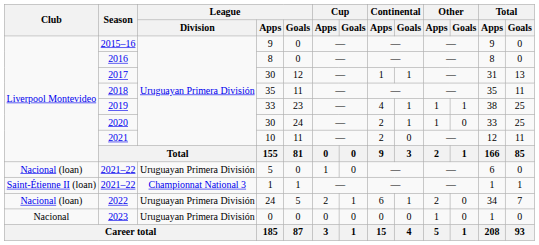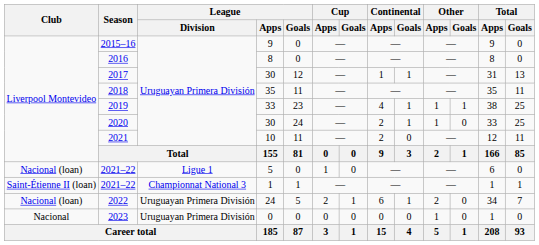(197, 169) Uruguayan Primera División -> (197, 169) Ligue 1
